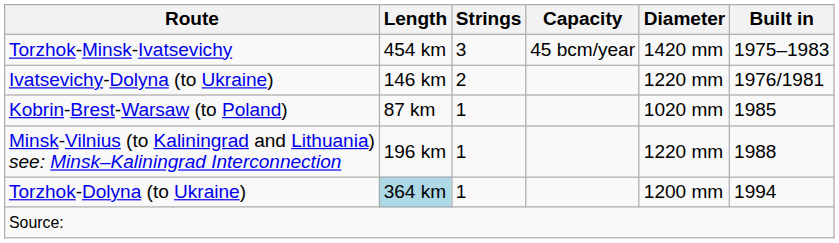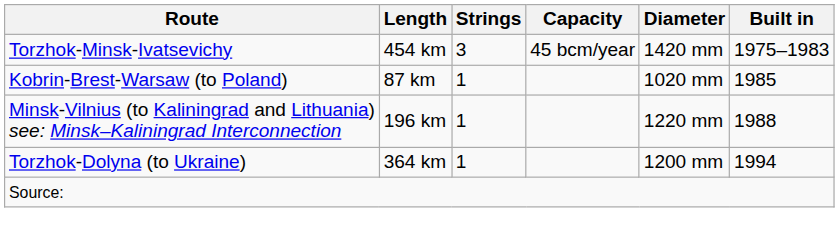- row: (141, 79)
(415, 191) lightblue background -> (415, 161) no background
